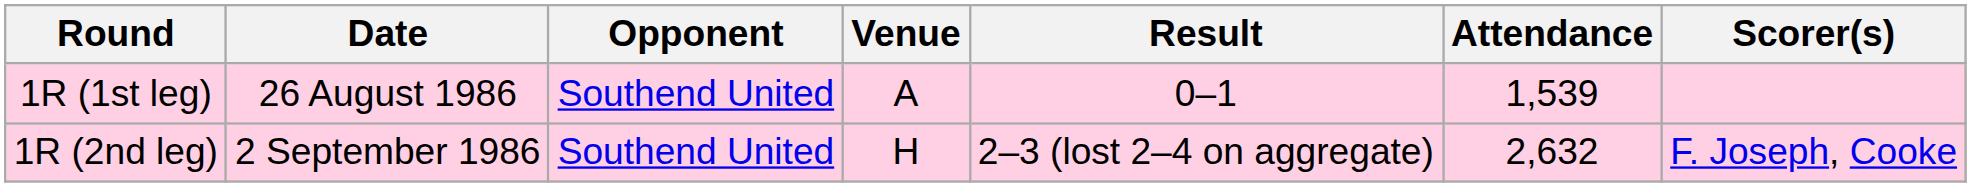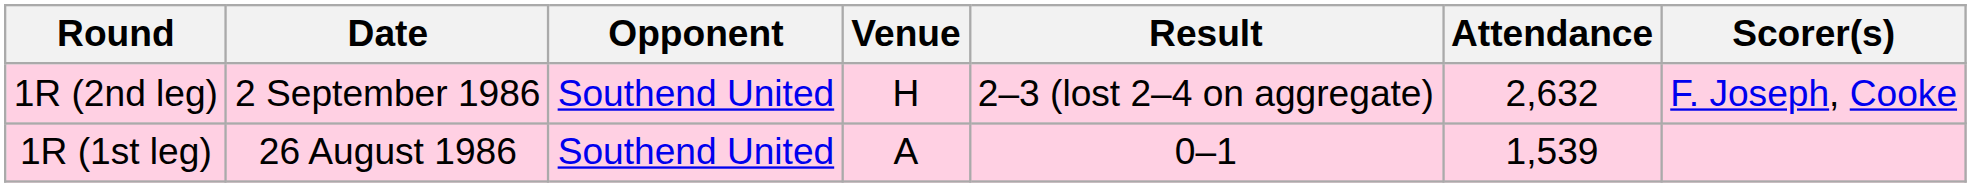rows swapped: (116, 92) <-> (116, 151)
